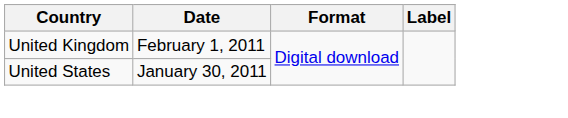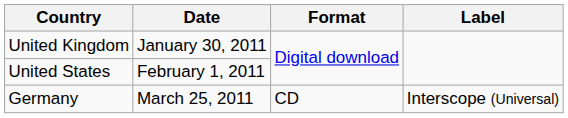(201, 44) February 1, 2011 -> (202, 44) January 30, 2011
(202, 71) January 30, 2011 -> (201, 71) February 1, 2011
+ row: (43, 98)
